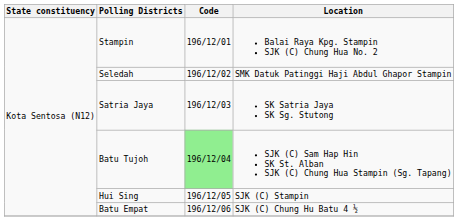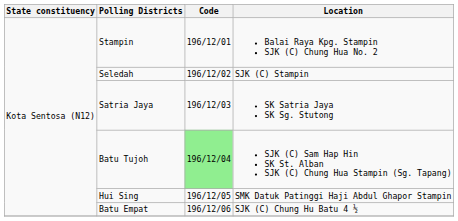(343, 74) SMK Datuk Patinggi Haji Abdul Ghapor Stampin -> (272, 74) SJK (C) Stampin
(272, 196) SJK (C) Stampin -> (343, 196) SMK Datuk Patinggi Haji Abdul Ghapor Stampin
